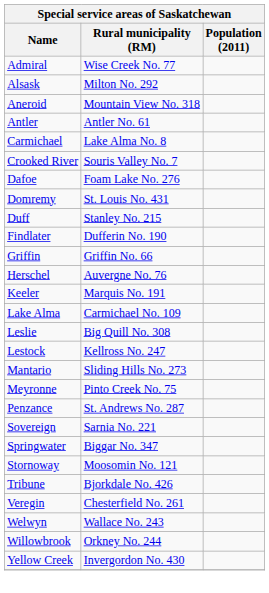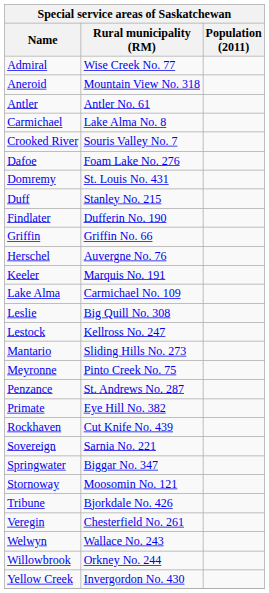- row: (23, 84)
+ row: (26, 408)
+ row: (34, 427)
